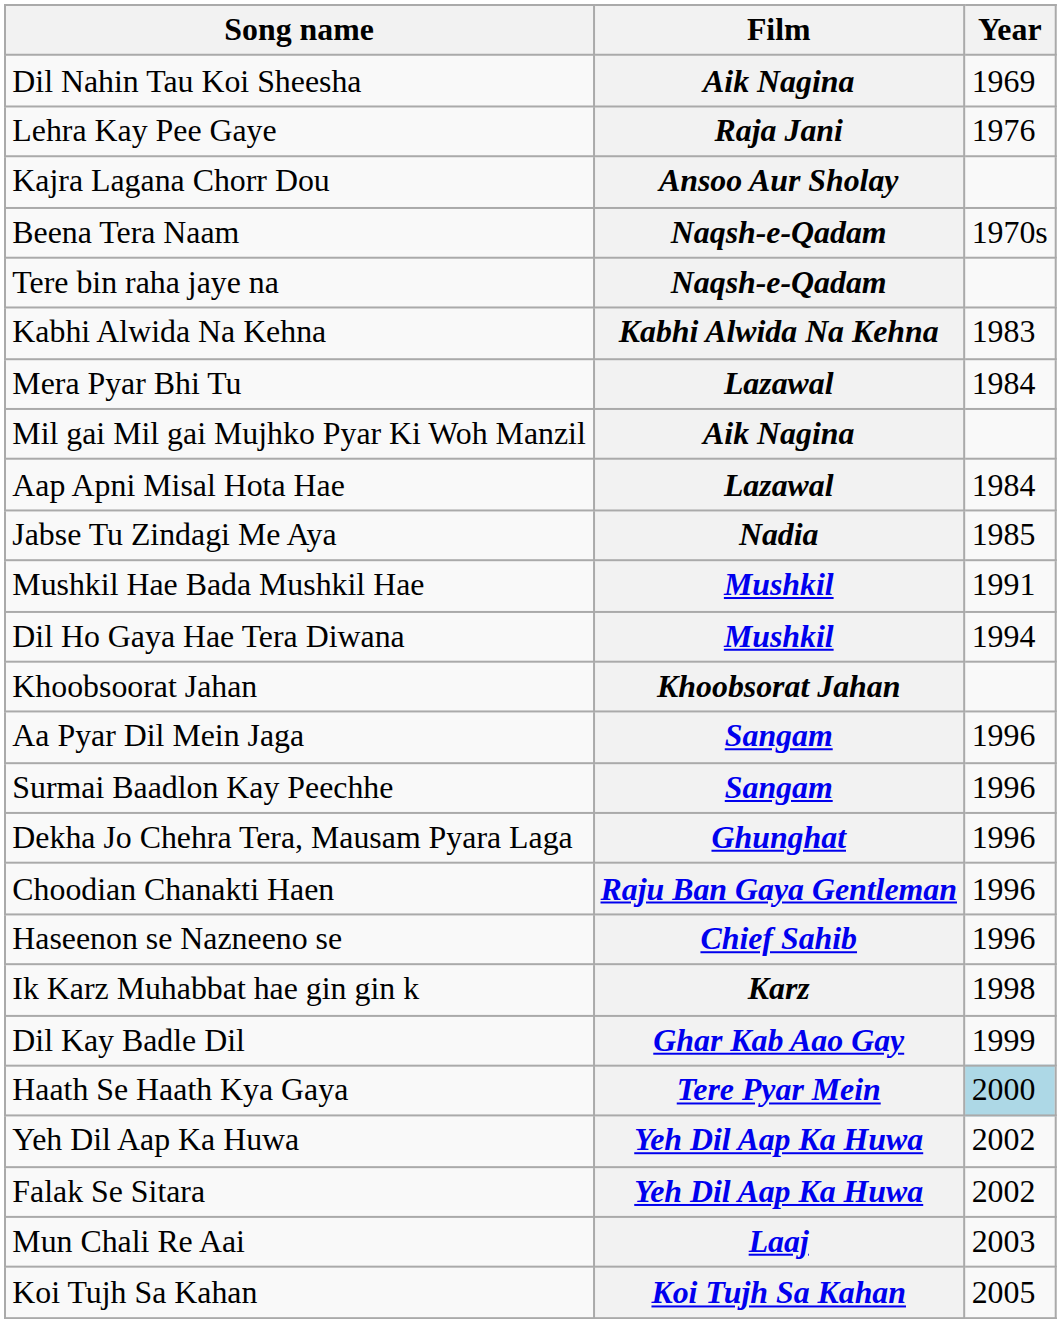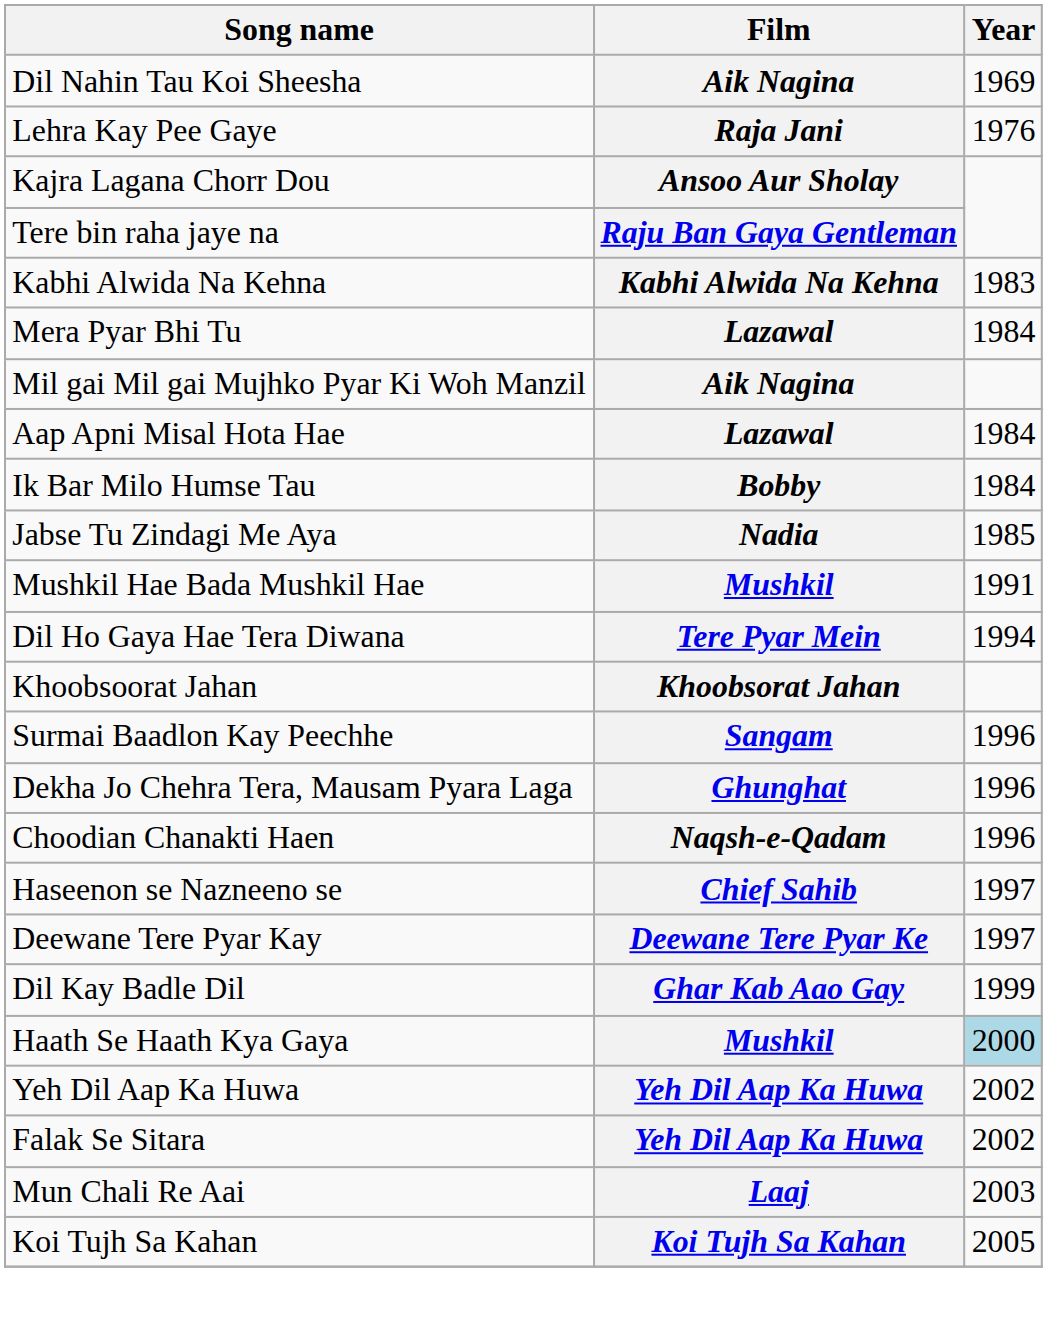- row: (126, 231)
(779, 282) Naqsh-e-Qadam -> (779, 231) Raju Ban Gaya Gentleman
+ row: (164, 484)
(779, 635) Mushkil -> (779, 635) Tere Pyar Mein
- row: (158, 736)
(779, 888) Raju Ban Gaya Gentleman -> (779, 837) Naqsh-e-Qadam
(1004, 938) 1996 -> (1004, 888) 1997
- row: (216, 989)
+ row: (167, 938)
(779, 1090) Tere Pyar Mein -> (779, 1039) Mushkil
